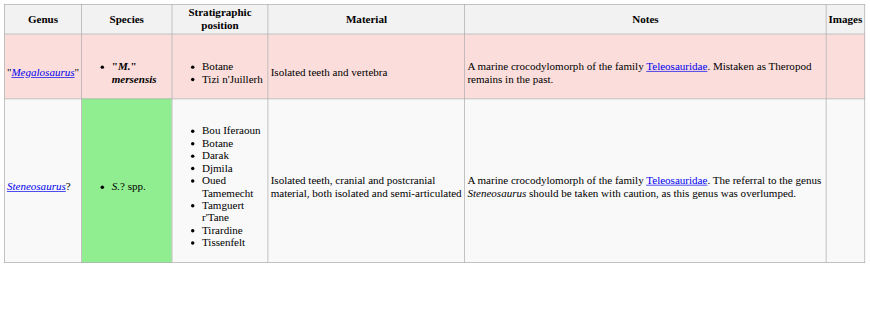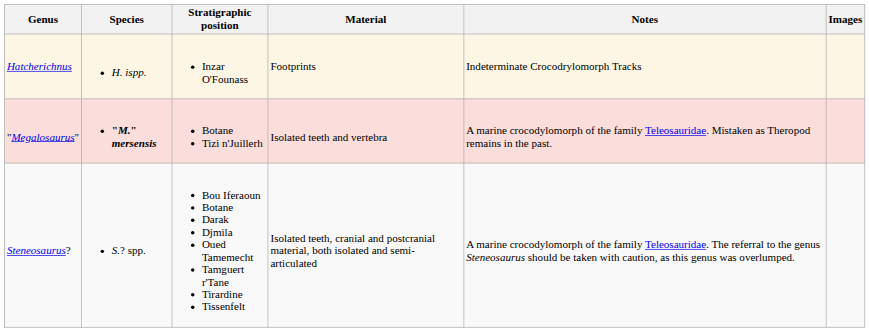+ row: (39, 66)
(127, 187) lightgreen background -> (127, 251) no background
